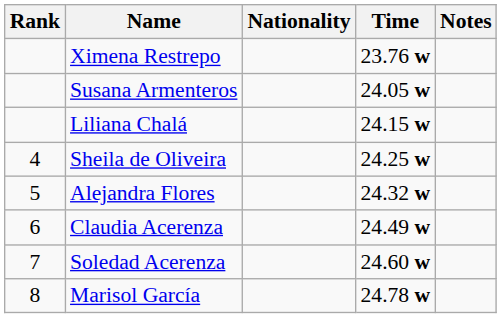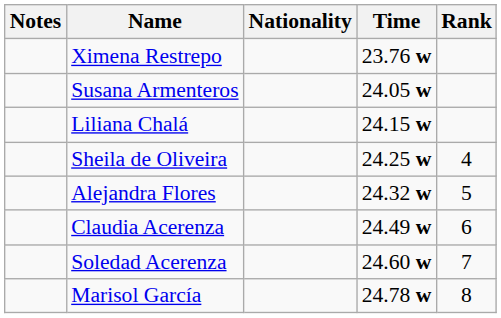columns swapped: (35, 21) <-> (466, 21)
